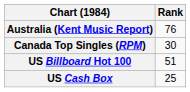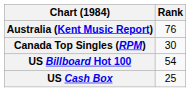(170, 62) 51 -> (170, 62) 54
